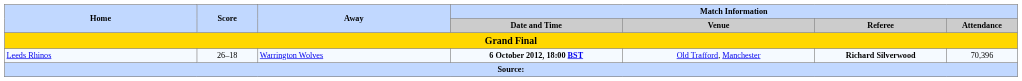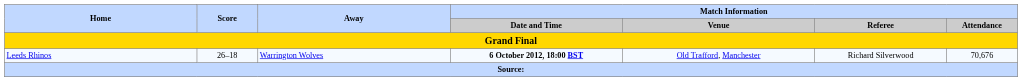(881, 55) bold -> (881, 55) normal
(982, 55) 70,396 -> (982, 55) 70,676
